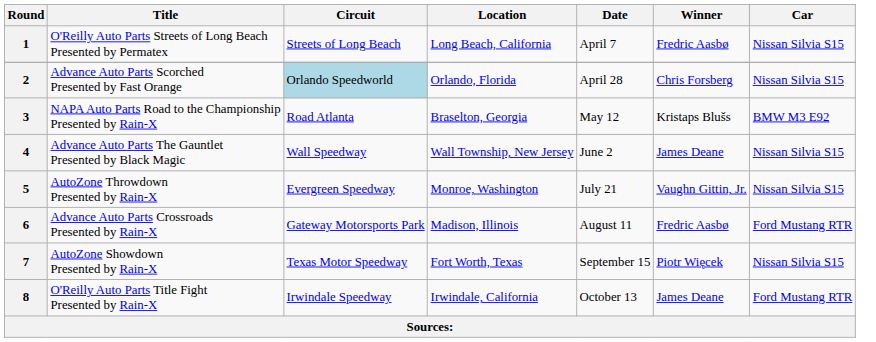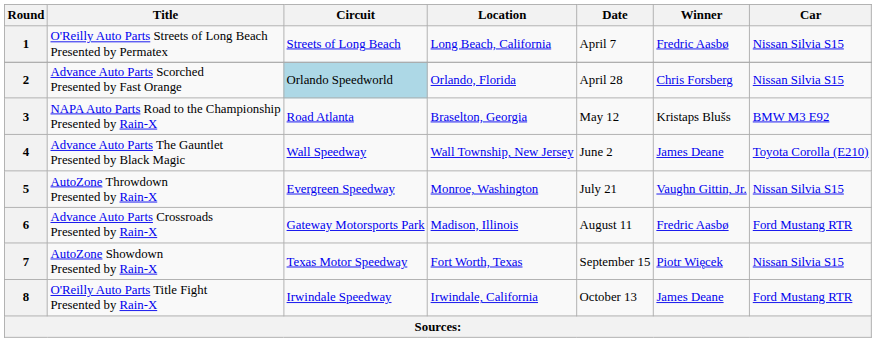(798, 152) Nissan Silvia S15 -> (811, 152) Toyota Corolla (E210)
